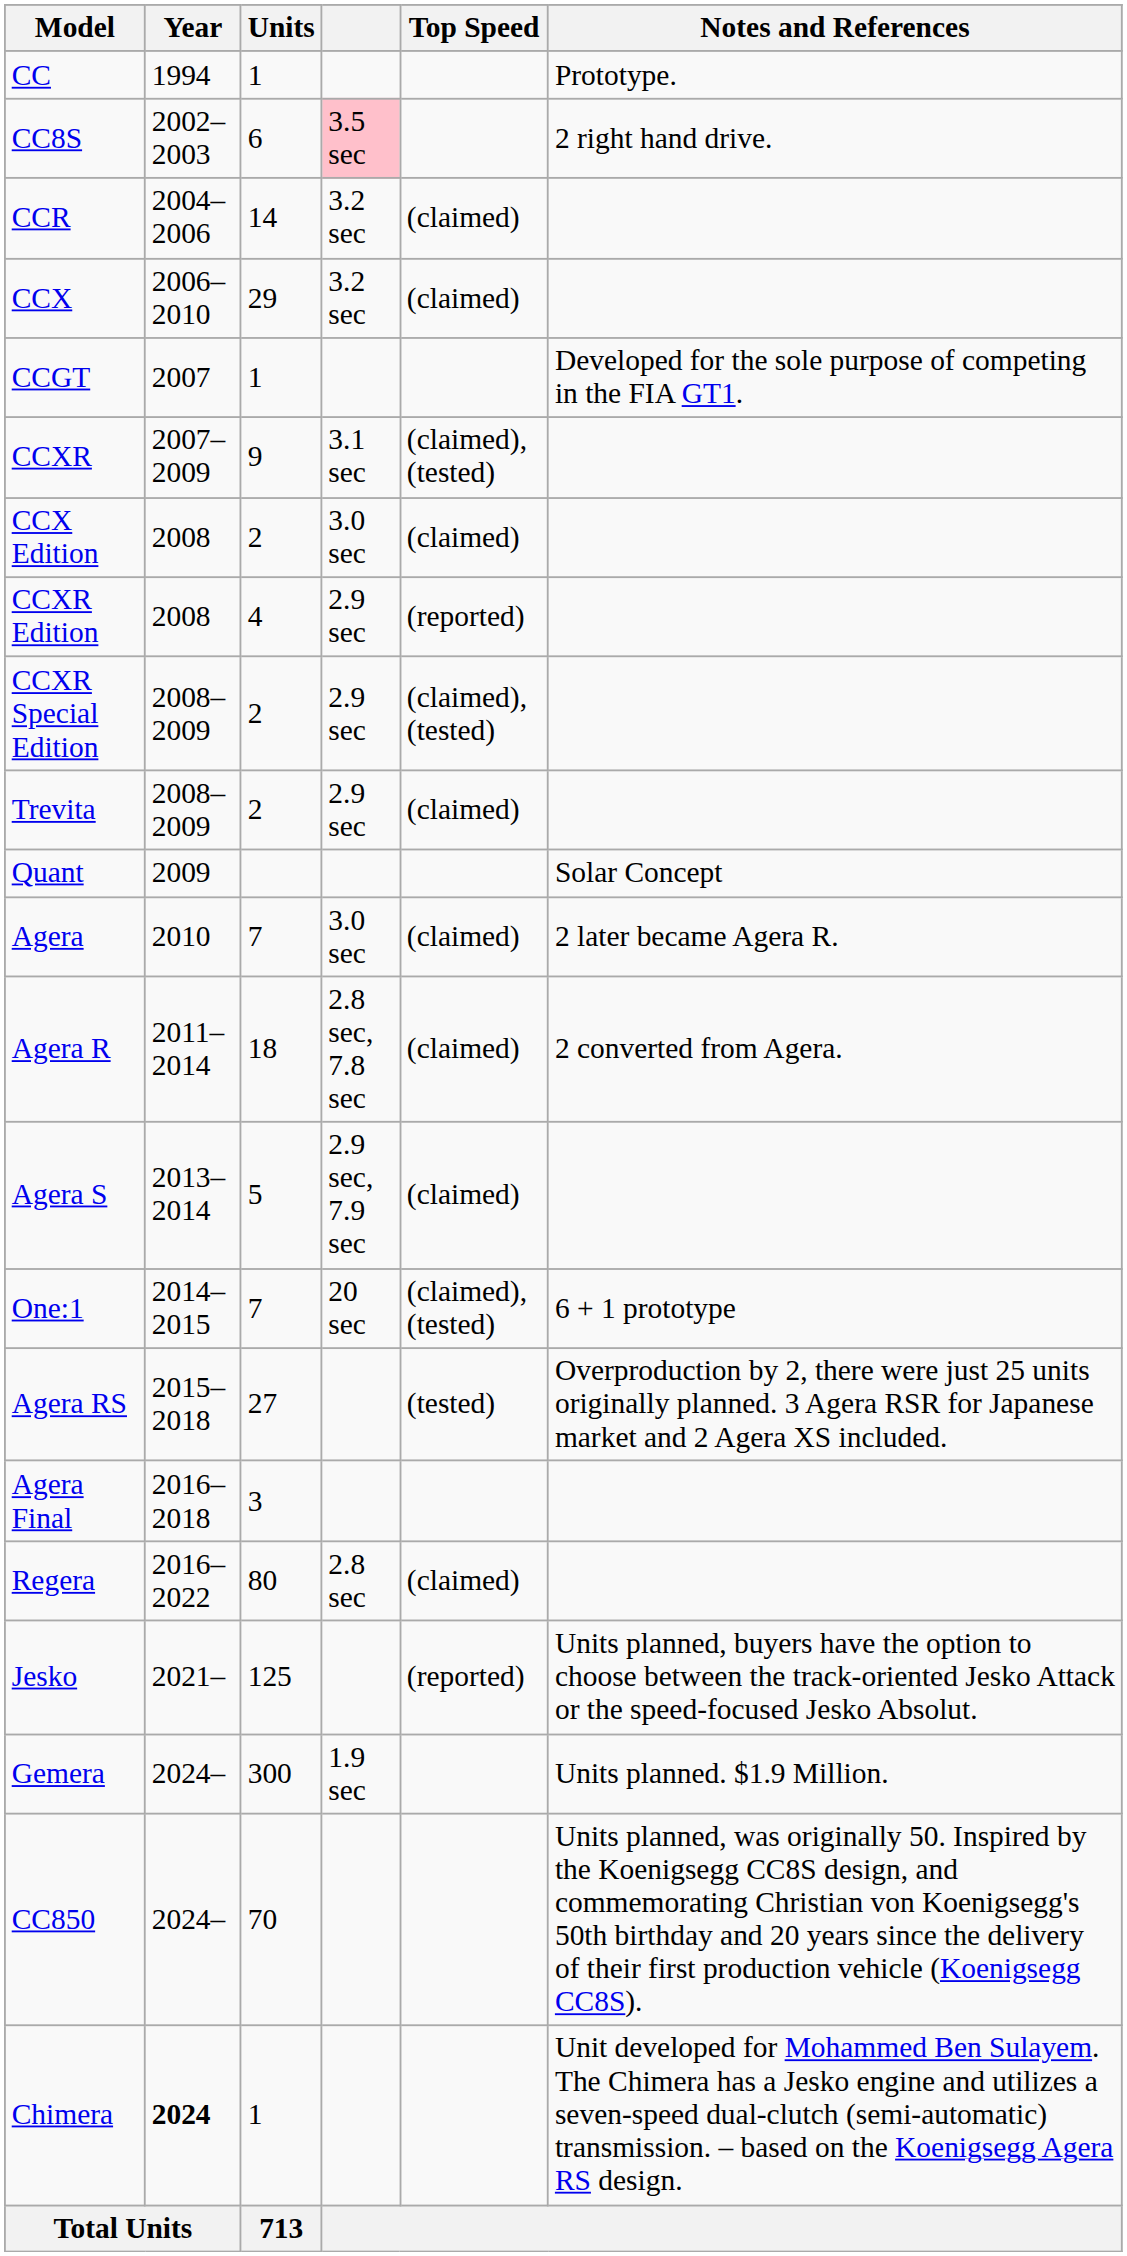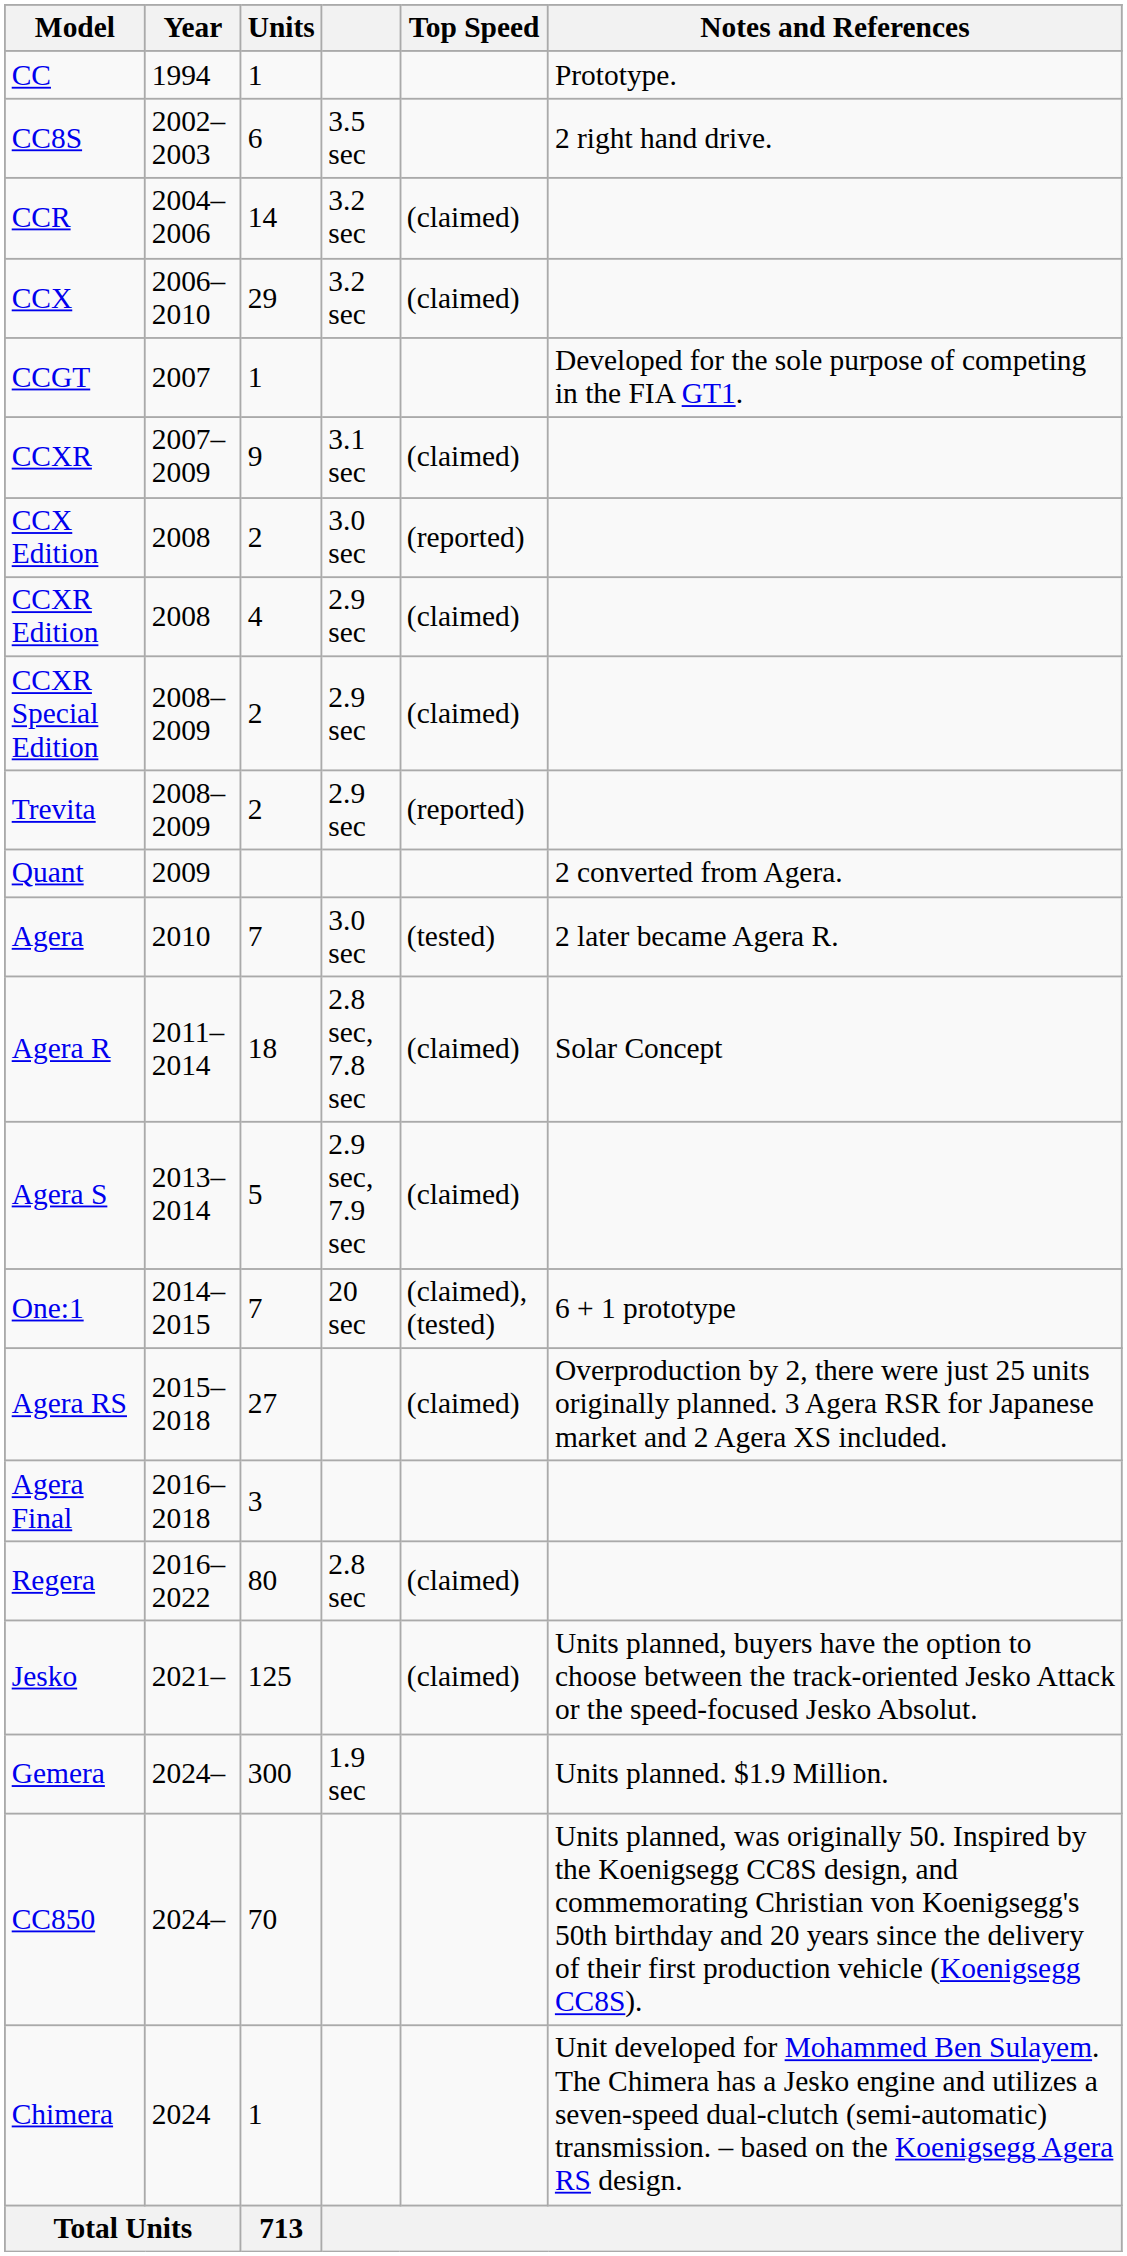(347, 137) pink background -> (347, 137) no background
(467, 457) (claimed), (tested) -> (463, 457) (claimed)
(463, 536) (claimed) -> (466, 536) (reported)
(466, 616) (reported) -> (463, 616) (claimed)
(467, 713) (claimed), (tested) -> (463, 713) (claimed)
(463, 809) (claimed) -> (466, 809) (reported)
(639, 872) Solar Concept -> (699, 872) 2 converted from Agera.
(463, 935) (claimed) -> (451, 935) (tested)
(699, 1048) 2 converted from Agera. -> (639, 1048) Solar Concept
(451, 1404) (tested) -> (463, 1404) (claimed)
(466, 1676) (reported) -> (463, 1676) (claimed)
(181, 2114) bold -> (181, 2114) normal
